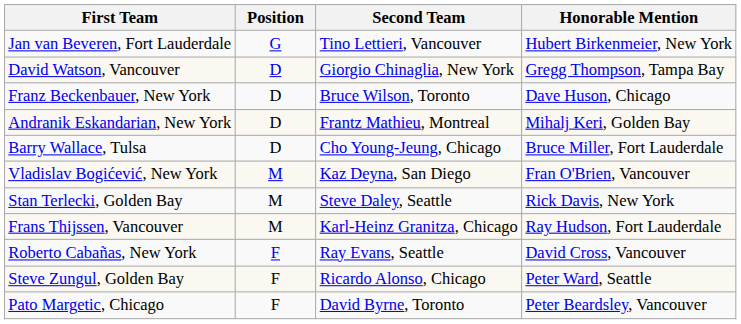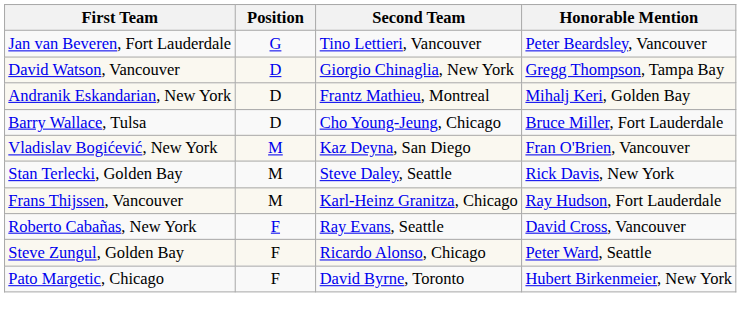(629, 43) Hubert Birkenmeier, New York -> (616, 43) Peter Beardsley, Vancouver
- row: (109, 95)
(616, 305) Peter Beardsley, Vancouver -> (629, 278) Hubert Birkenmeier, New York
